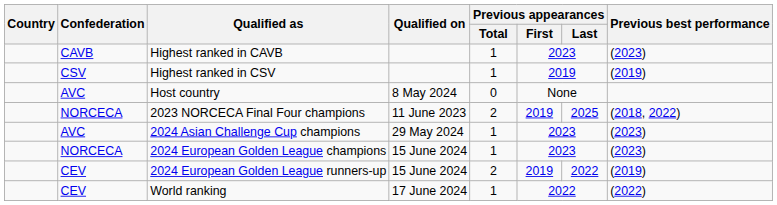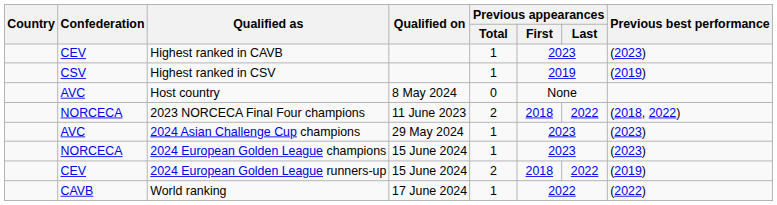(77, 54) CAVB -> (73, 54) CEV
(539, 112) 2019 -> (539, 112) 2018
(585, 112) 2025 -> (585, 112) 2022
(539, 171) 2019 -> (539, 171) 2018
(73, 191) CEV -> (77, 191) CAVB
